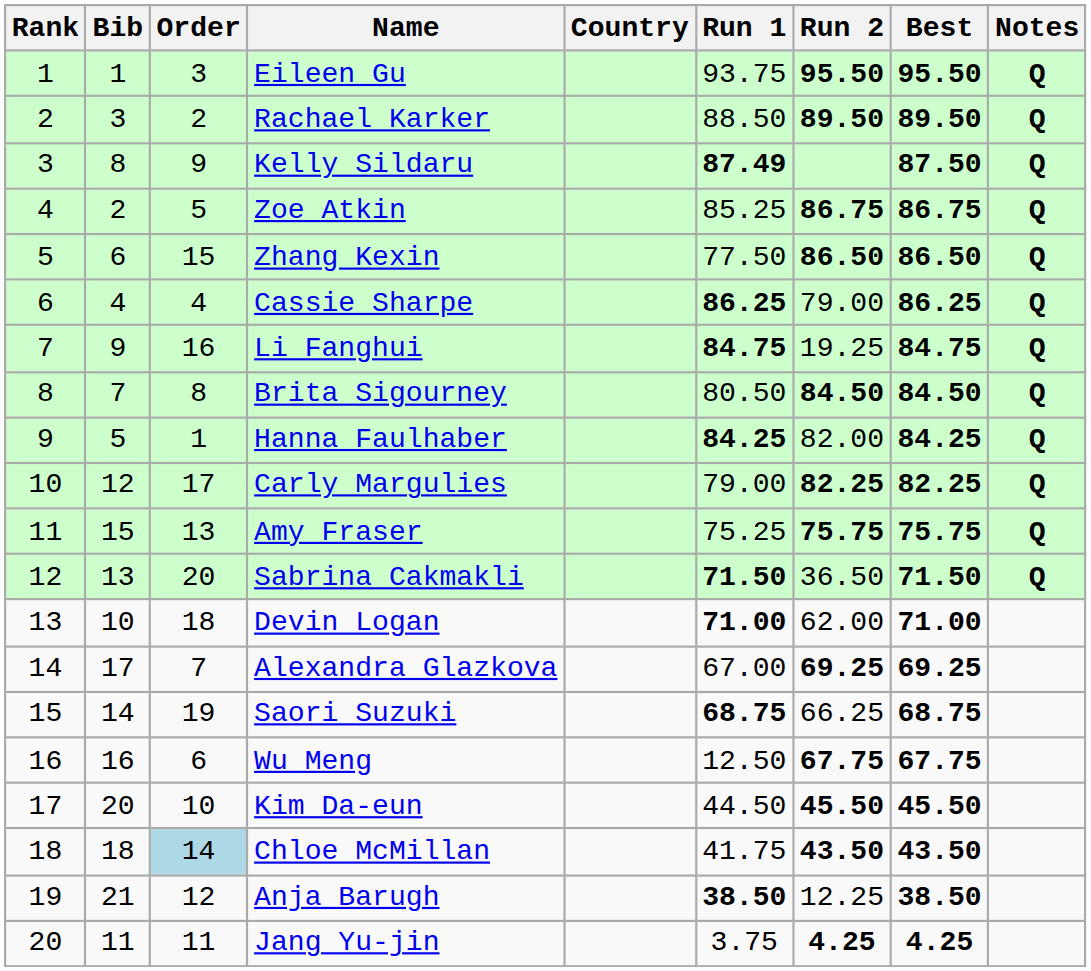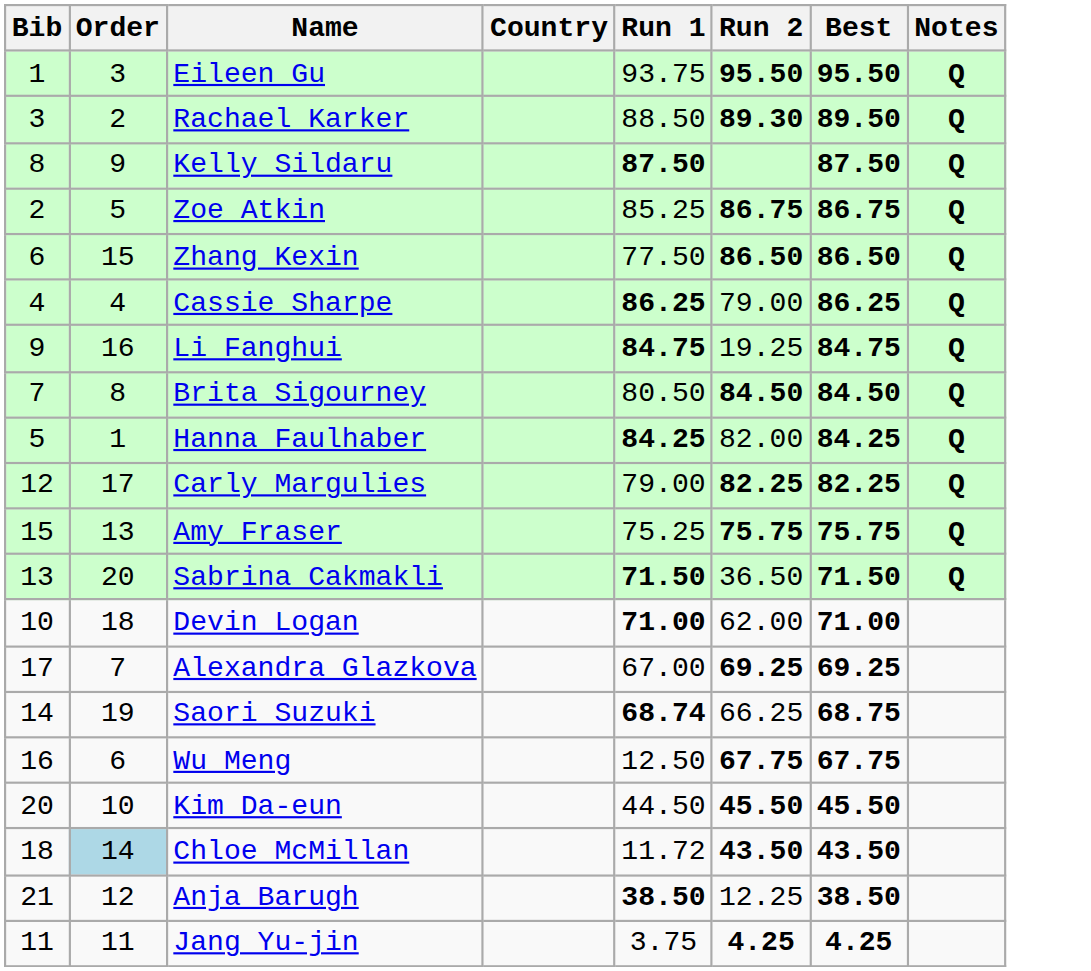- column: (45, 28)
(842, 119) 89.50 -> (761, 119) 89.30
(744, 165) 87.49 -> (663, 165) 87.50
(744, 714) 68.75 -> (663, 714) 68.74
(744, 852) 41.75 -> (663, 852) 11.72
